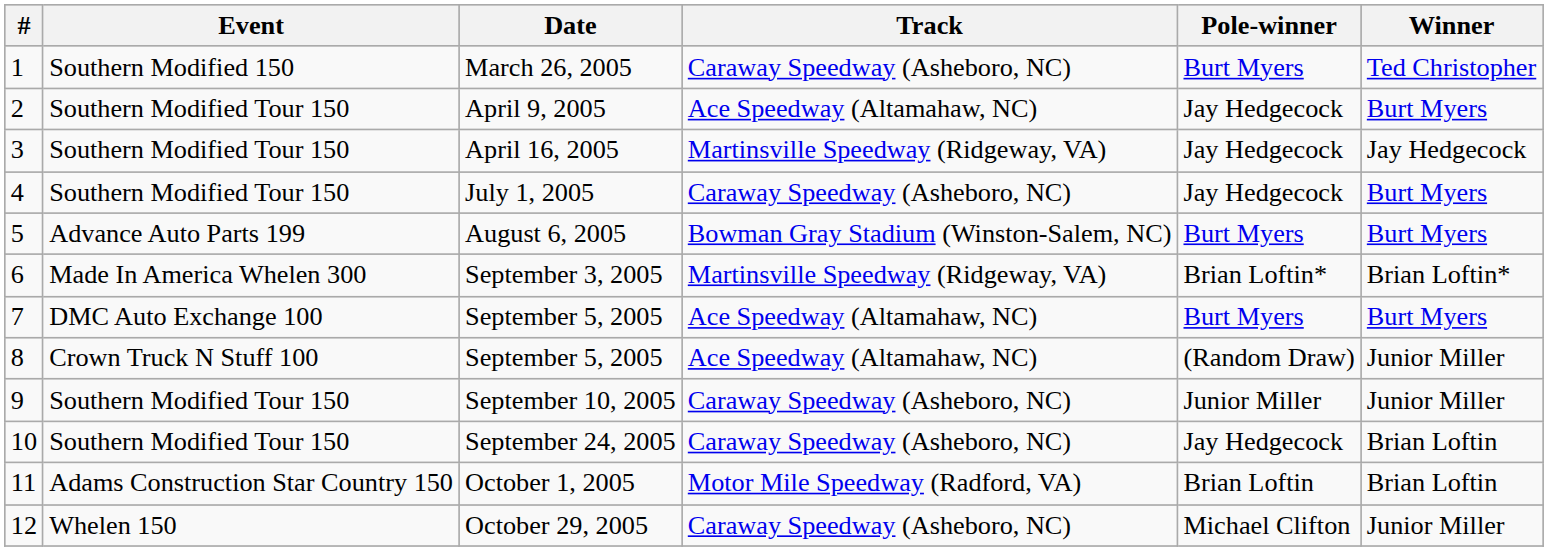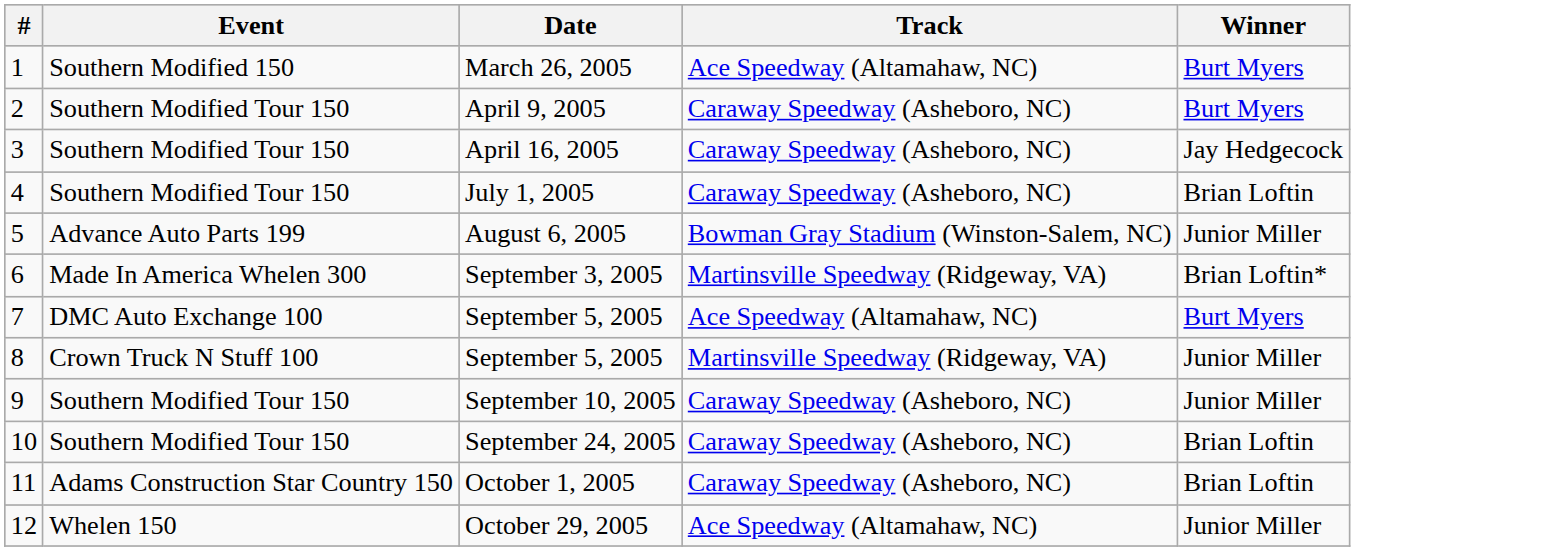- column: (1269, 25)
(879, 66) Caraway Speedway (Asheboro, NC) -> (863, 66) Ace Speedway (Altamahaw, NC)
(1452, 66) Ted Christopher -> (1244, 66) Burt Myers
(863, 108) Ace Speedway (Altamahaw, NC) -> (879, 108) Caraway Speedway (Asheboro, NC)
(897, 150) Martinsville Speedway (Ridgeway, VA) -> (879, 150) Caraway Speedway (Asheboro, NC)
(1427, 191) Burt Myers -> (1249, 191) Brian Loftin
(1427, 233) Burt Myers -> (1252, 233) Junior Miller
(863, 358) Ace Speedway (Altamahaw, NC) -> (897, 358) Martinsville Speedway (Ridgeway, VA)
(884, 483) Motor Mile Speedway (Radford, VA) -> (879, 483) Caraway Speedway (Asheboro, NC)
(879, 524) Caraway Speedway (Asheboro, NC) -> (863, 524) Ace Speedway (Altamahaw, NC)
